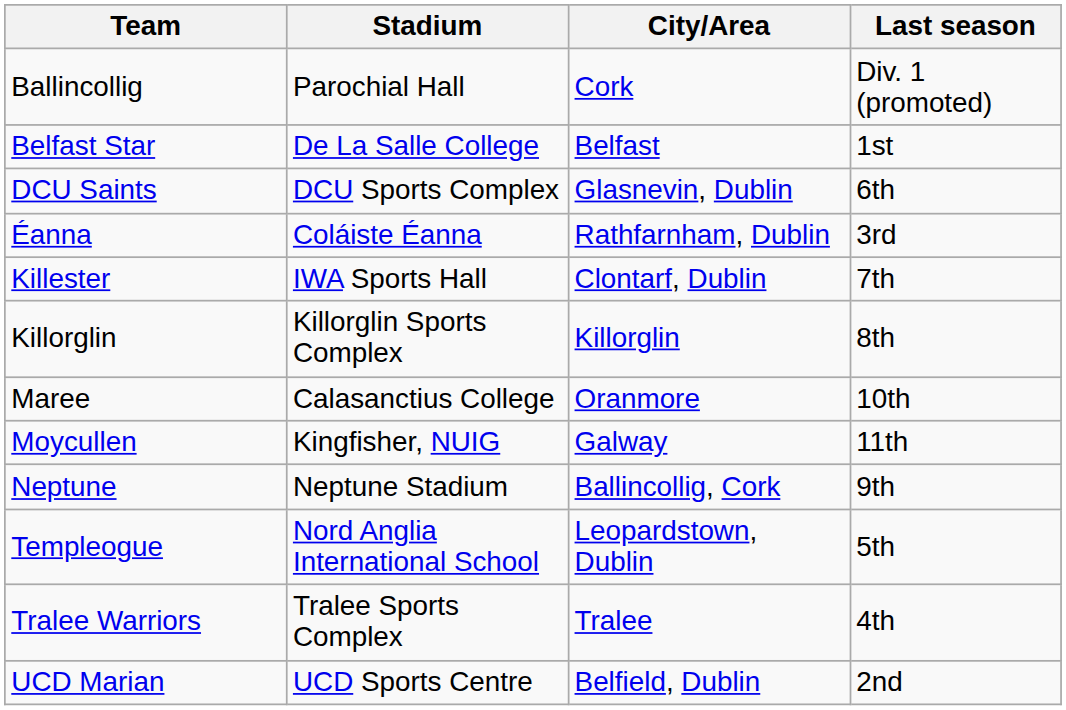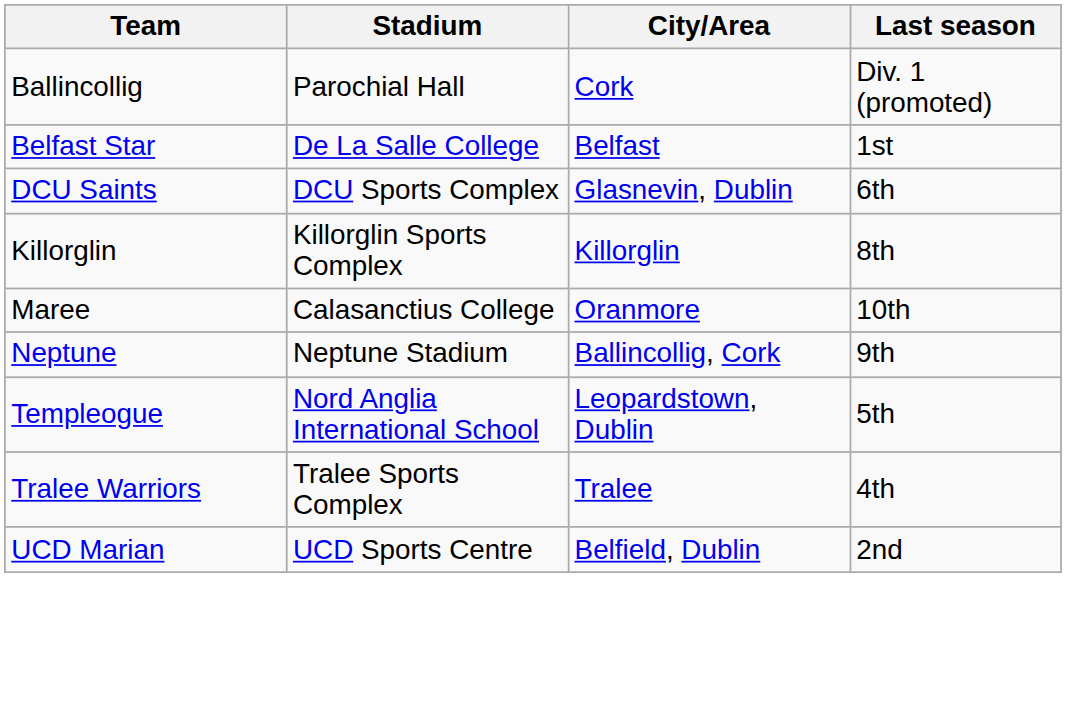- row: (52, 234)
- row: (61, 278)
- row: (74, 442)
